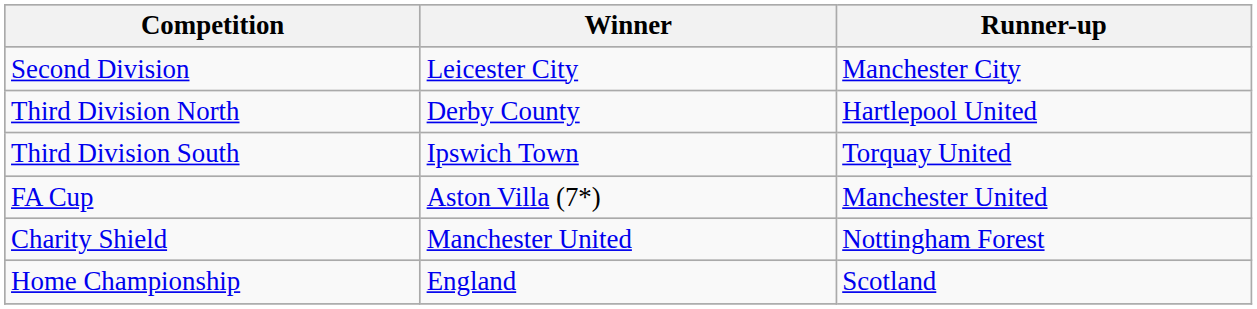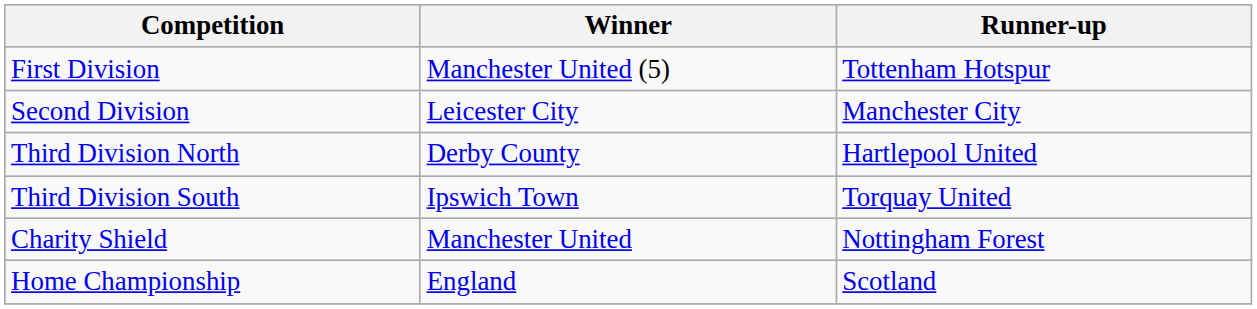+ row: (85, 68)
- row: (52, 196)
